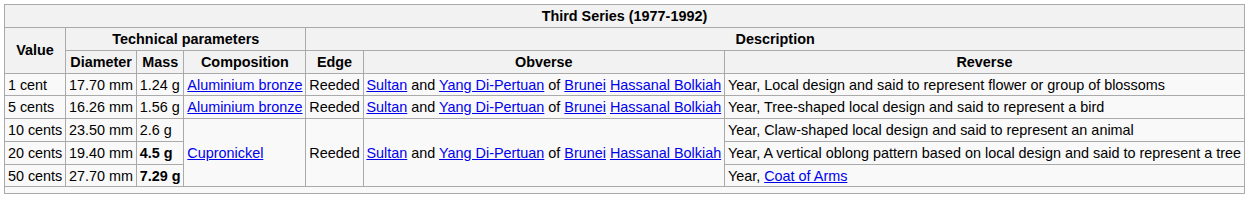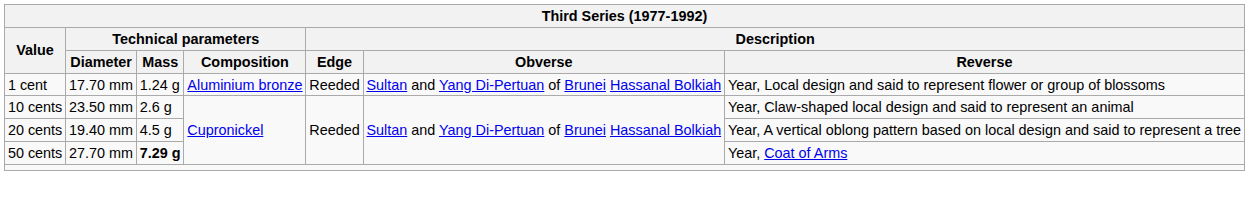- row: (31, 107)
(156, 153) bold -> (156, 130) normal
